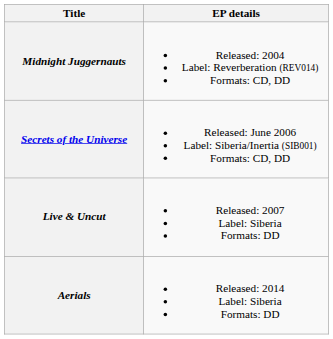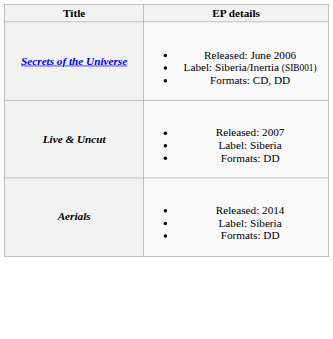- row: (74, 61)
